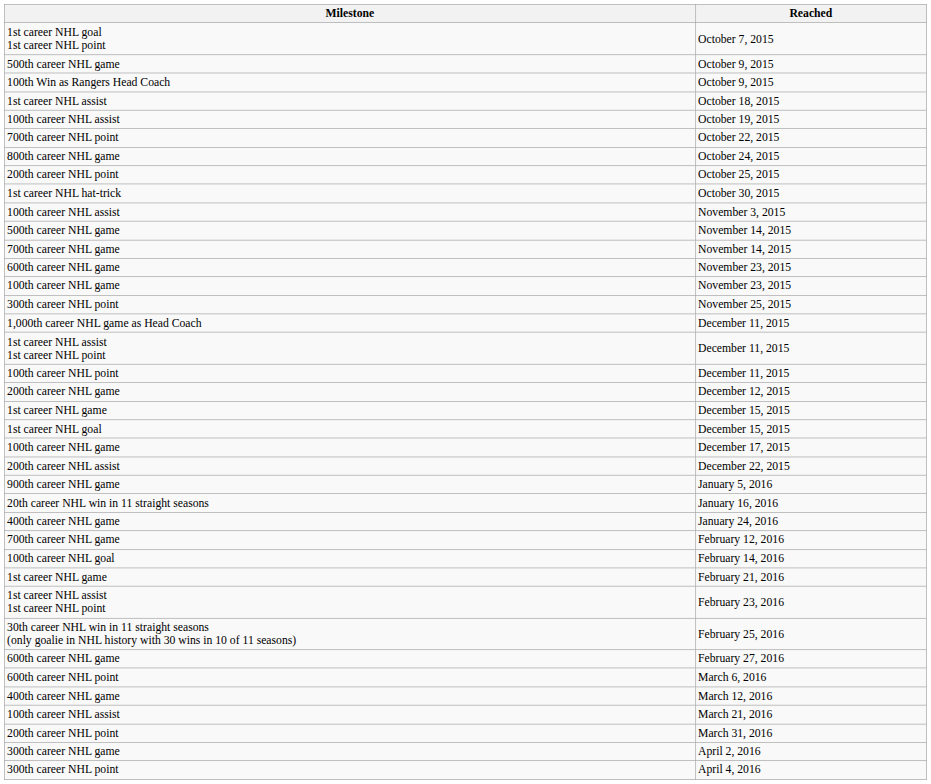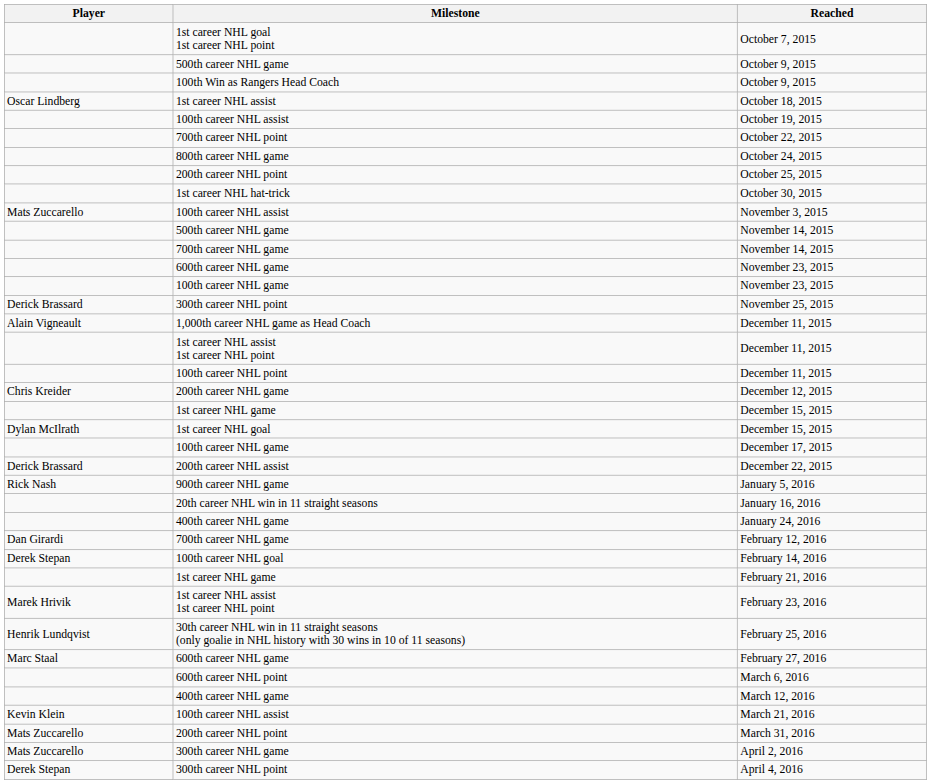+ column: (89, 13)
